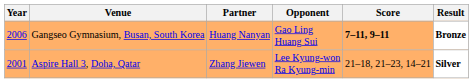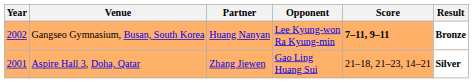(17, 35) 2006 -> (17, 35) 2002
(296, 35) Gao Ling Huang Sui -> (308, 35) Lee Kyung-won Ra Kyung-min
(308, 64) Lee Kyung-won Ra Kyung-min -> (296, 64) Gao Ling Huang Sui
